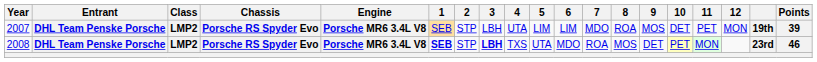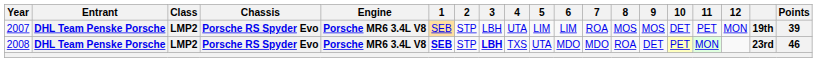(597, 28) MDO -> (597, 28) ROA
(625, 28) ROA -> (625, 28) MOS
(597, 44) ROA -> (597, 44) MDO
(625, 44) MOS -> (625, 44) ROA
